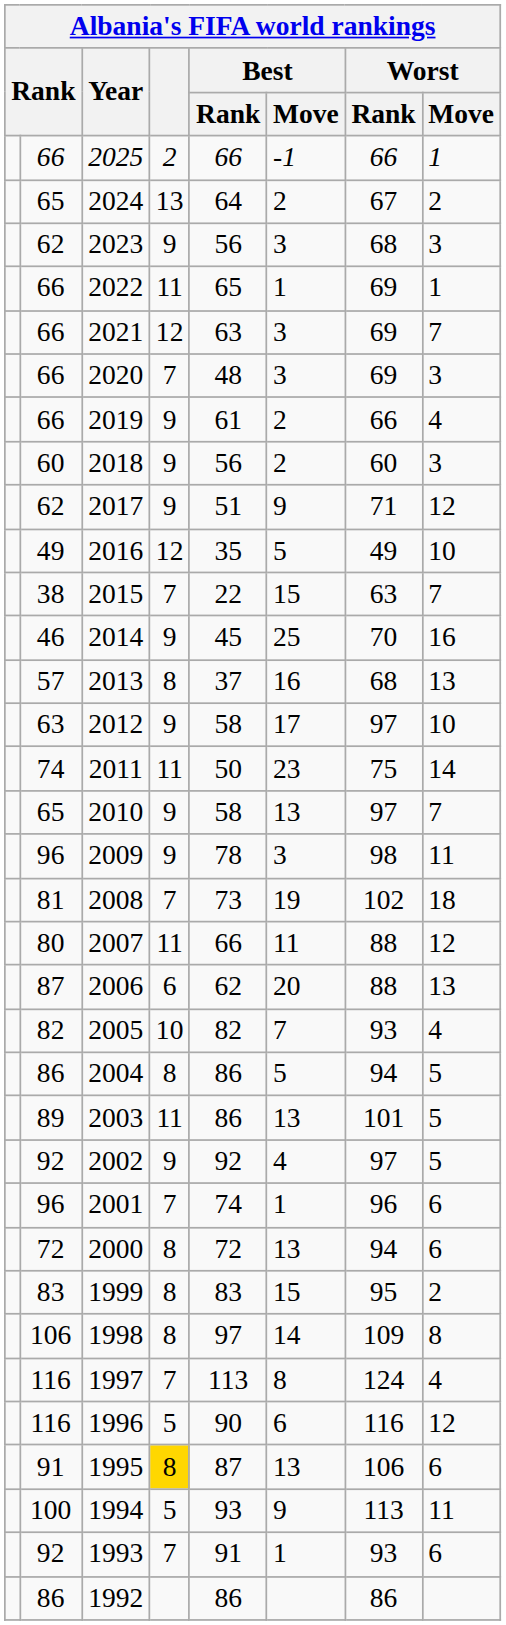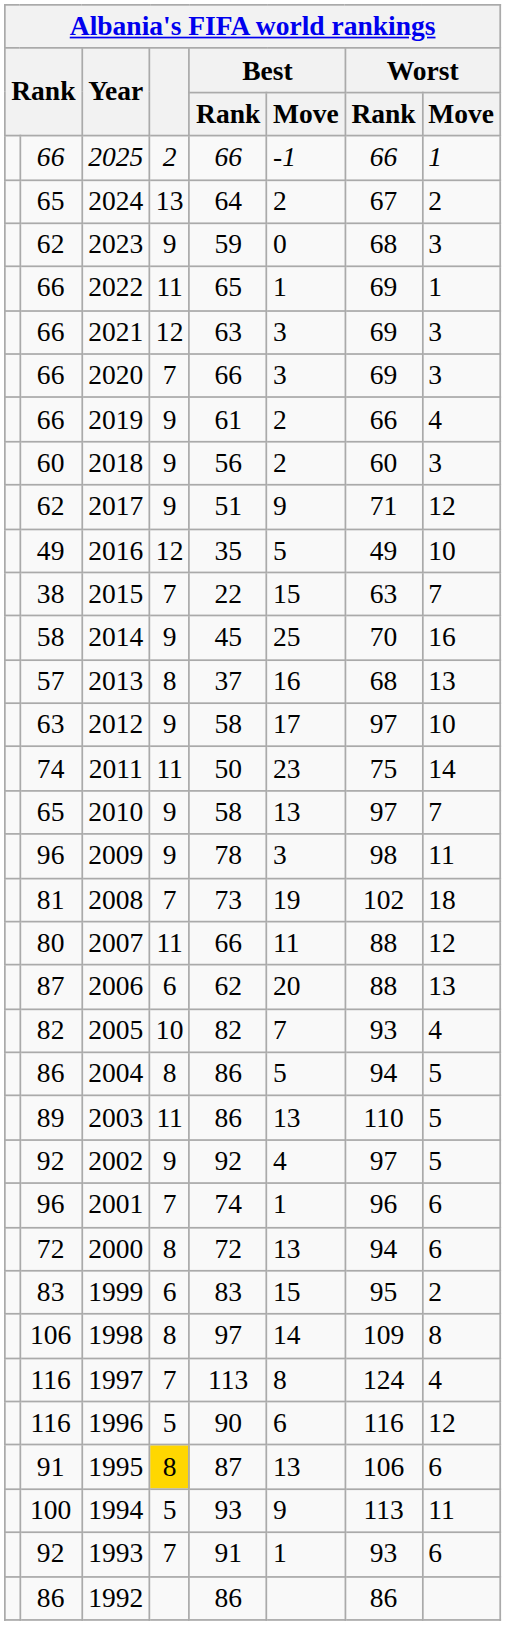(228, 244) 56 -> (228, 244) 59
(280, 244) 3 -> (280, 244) 0
(435, 331) 7 -> (435, 331) 3
(228, 375) 48 -> (228, 375) 66
(51, 637) 46 -> (51, 637) 58
(384, 1117) 101 -> (384, 1117) 110
(170, 1292) 8 -> (170, 1292) 6
